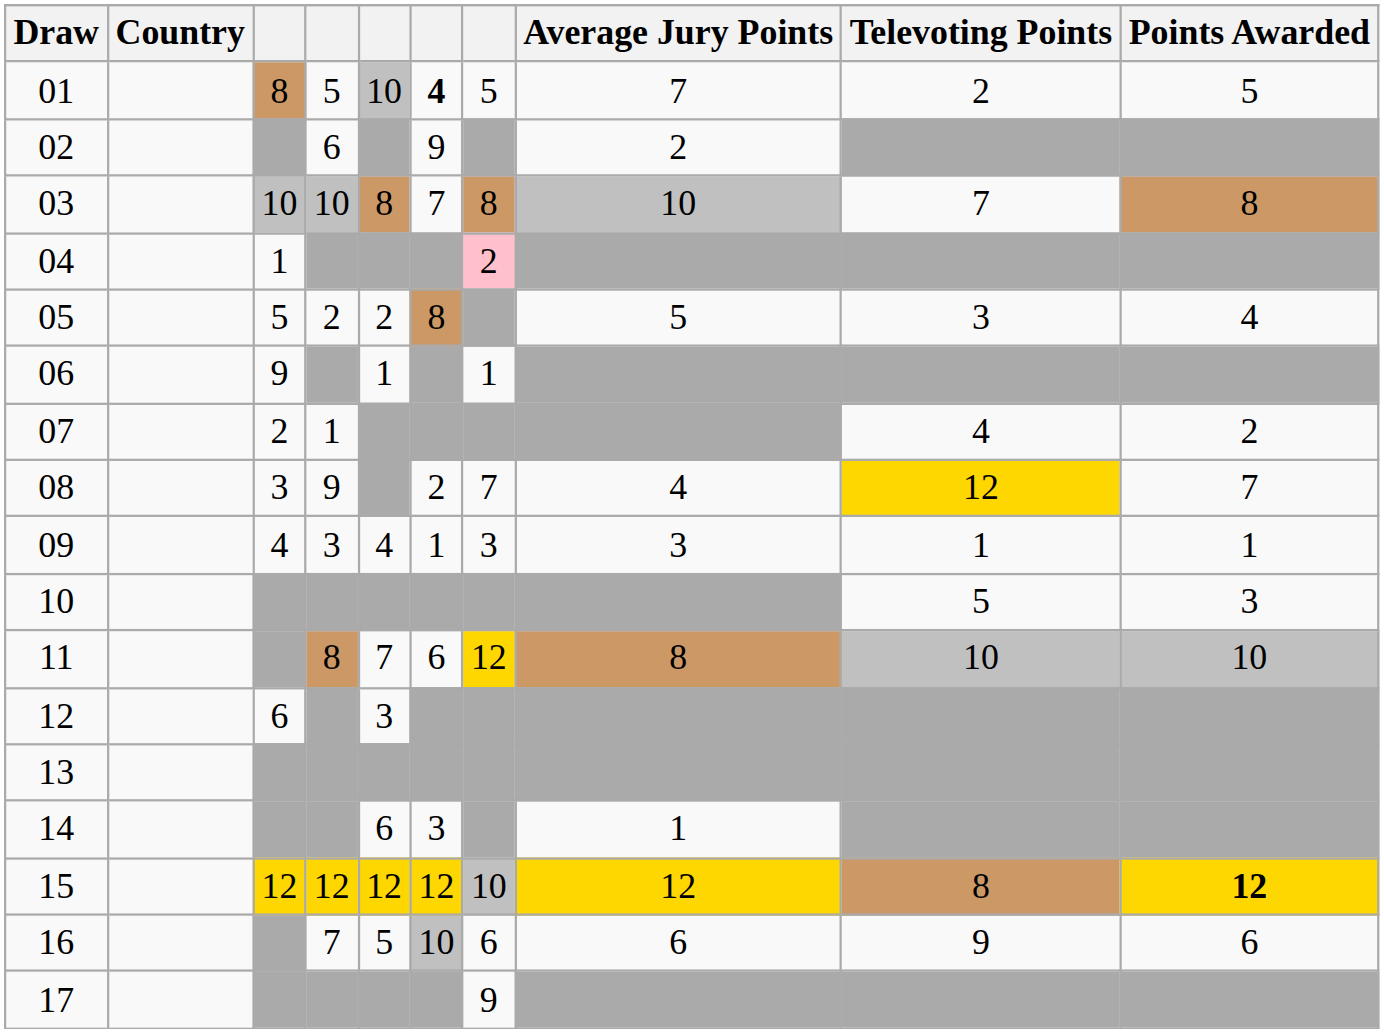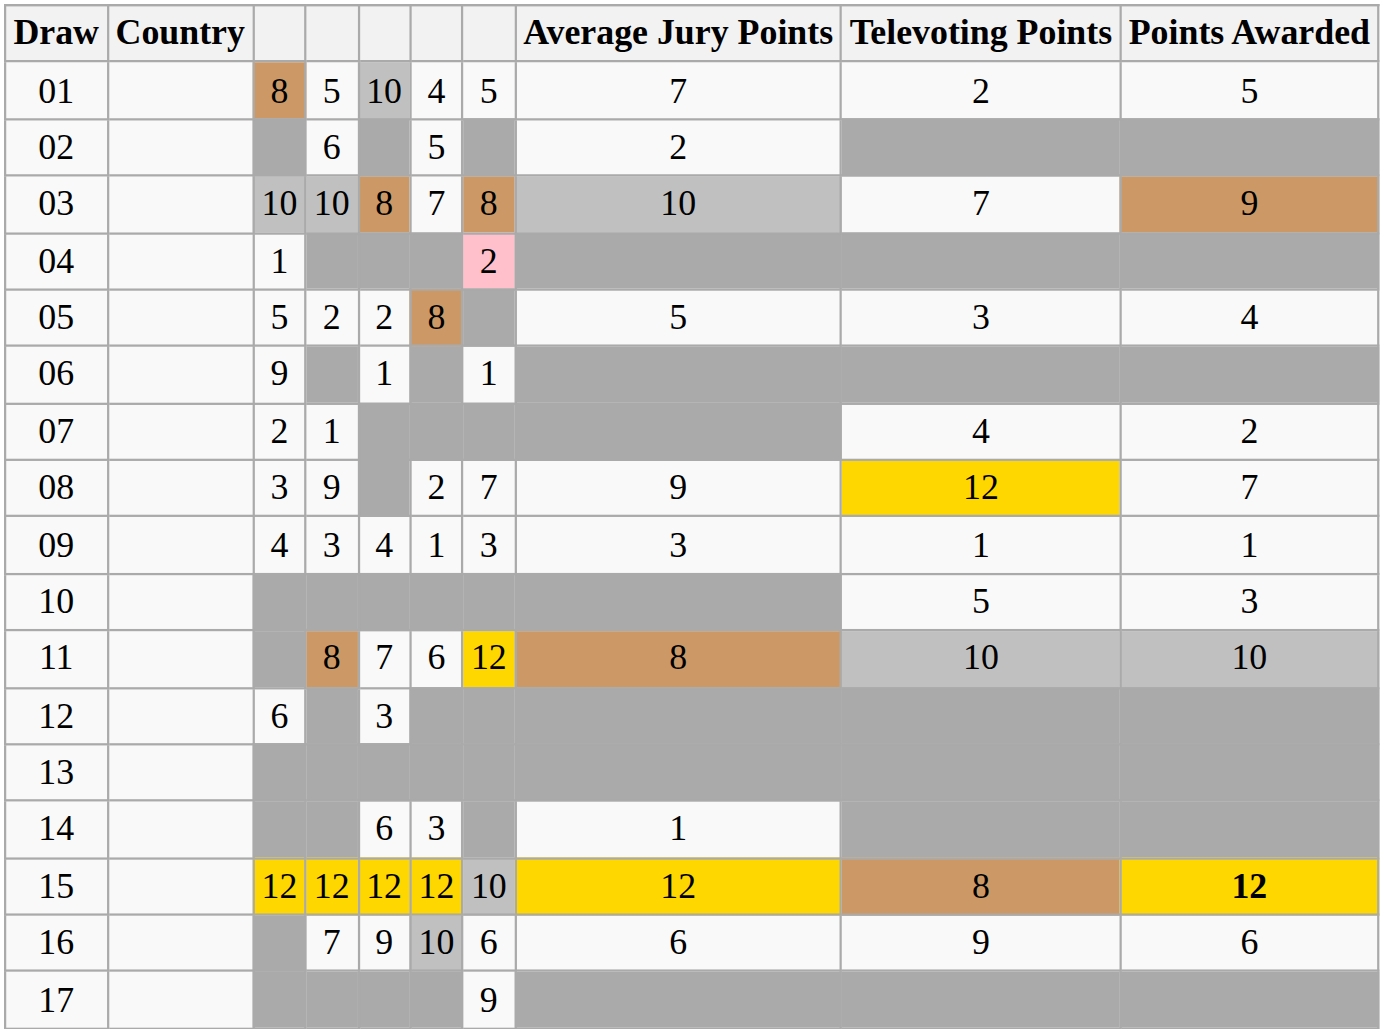(436, 89) bold -> (436, 89) normal
(436, 146) 9 -> (436, 146) 5
(1249, 203) 8 -> (1249, 203) 9
(678, 487) 4 -> (678, 487) 9
(384, 942) 5 -> (384, 942) 9
